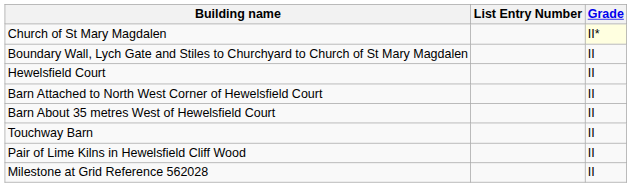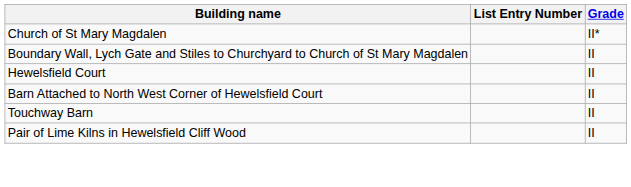(594, 34) lightyellow background -> (594, 34) no background
- row: (141, 113)
- row: (108, 172)
